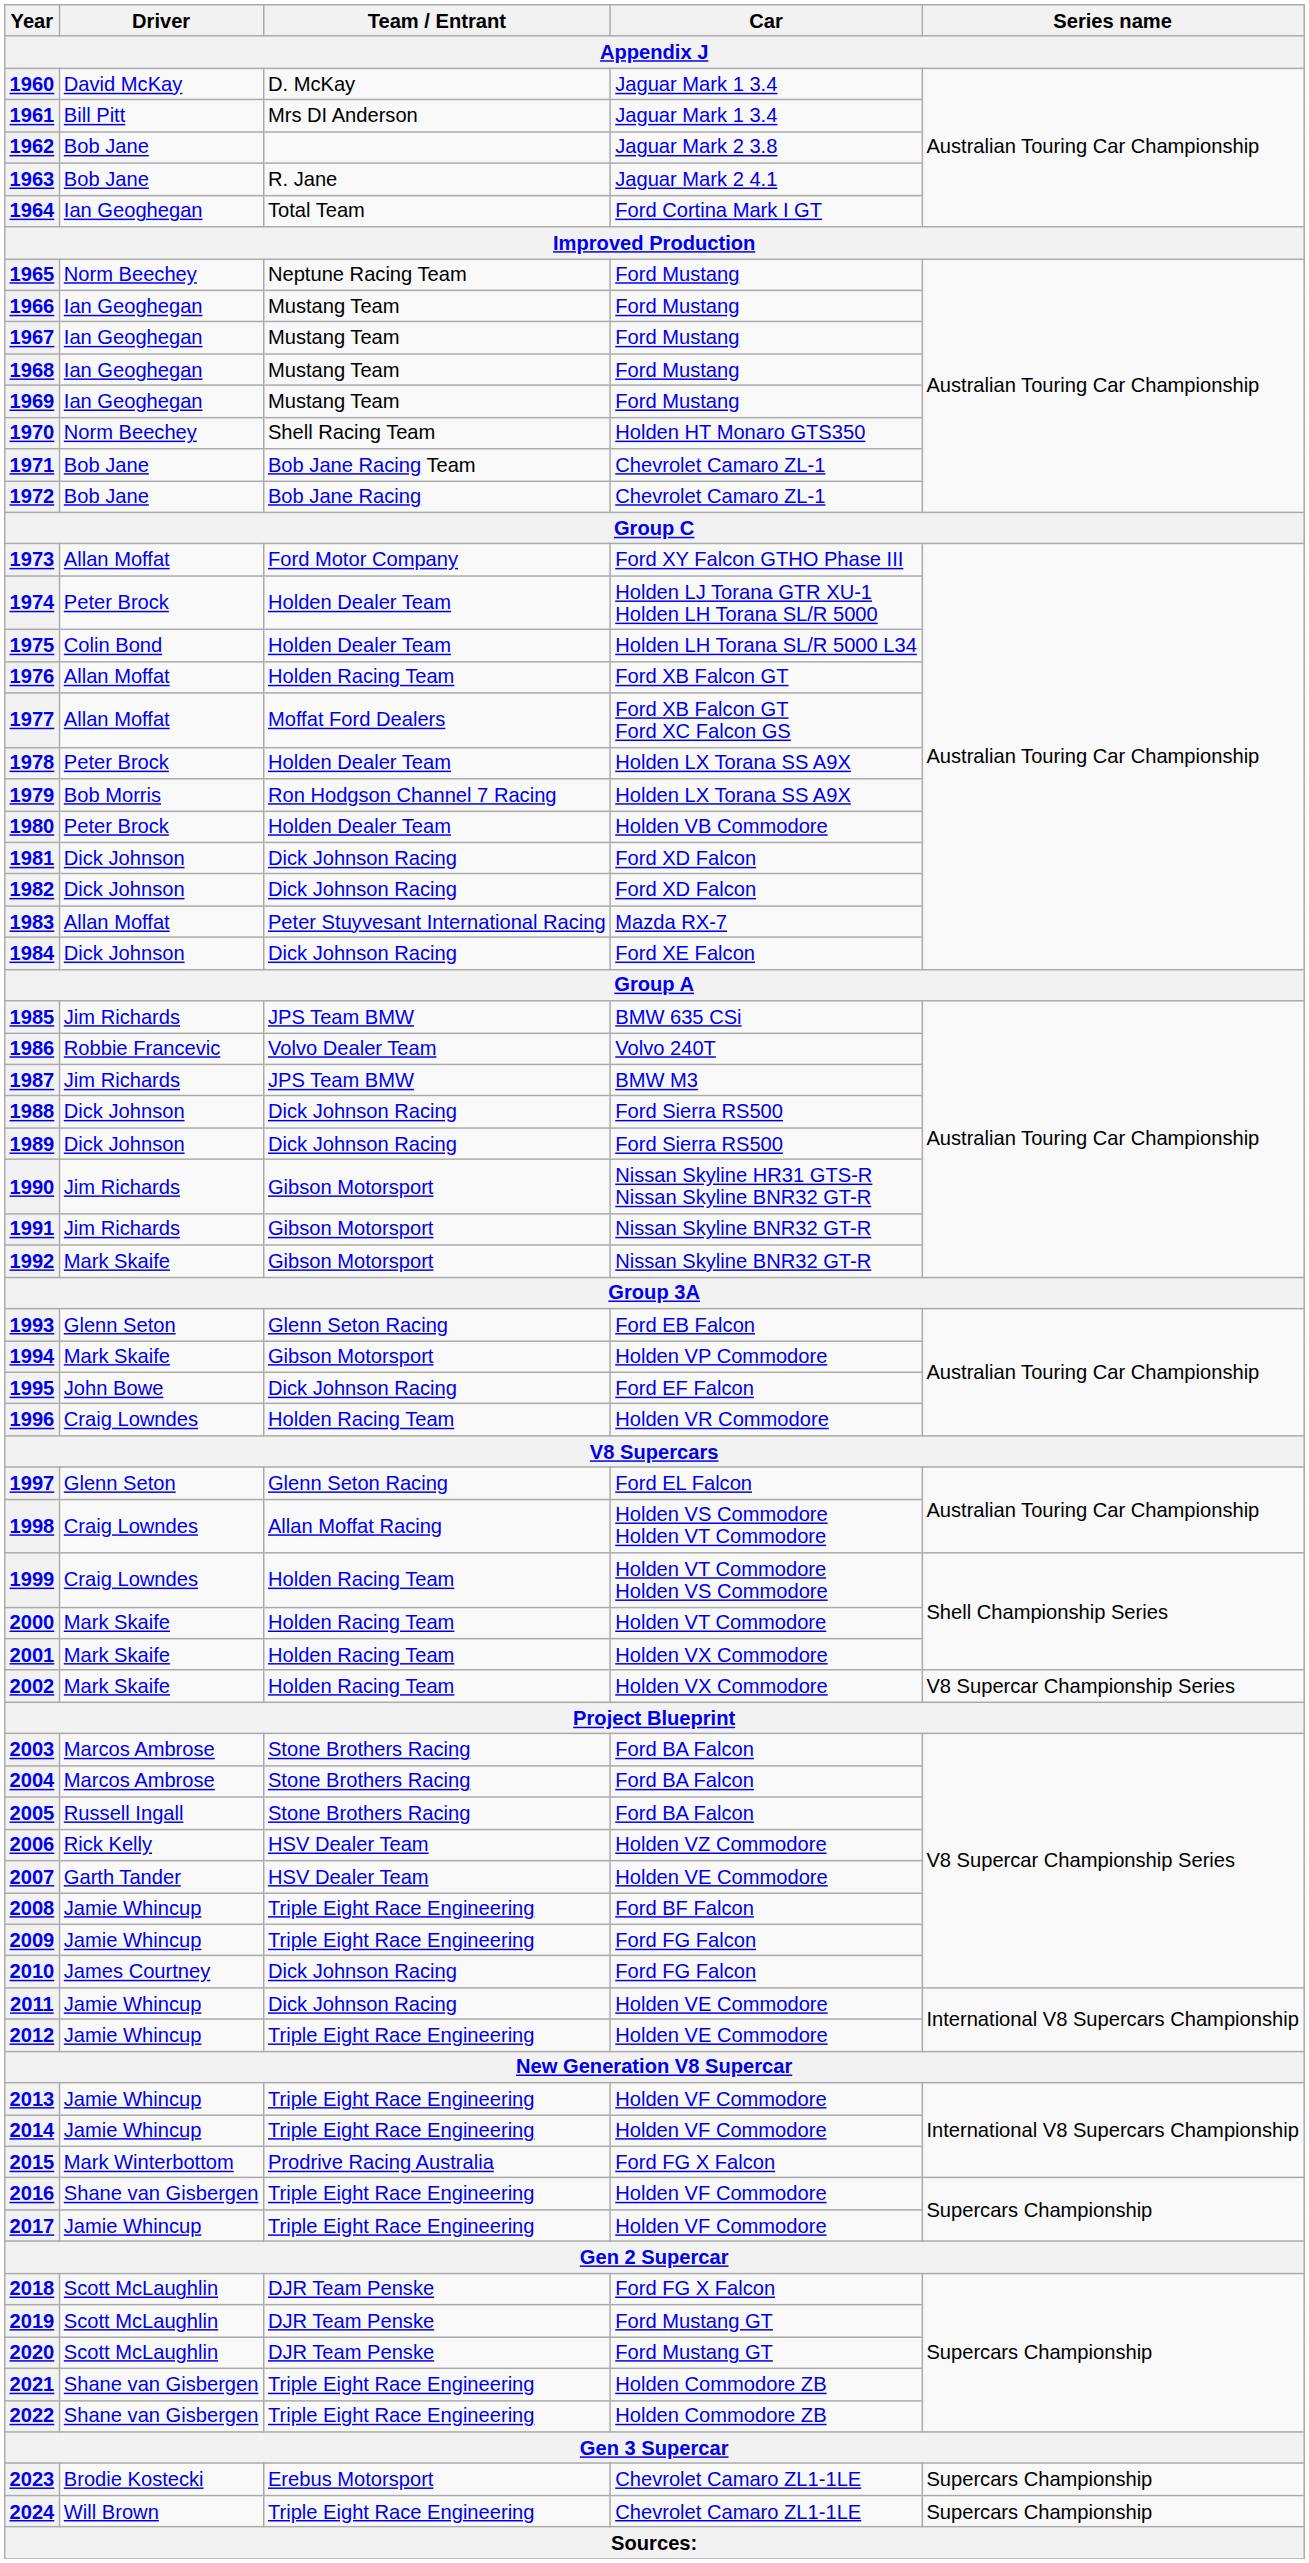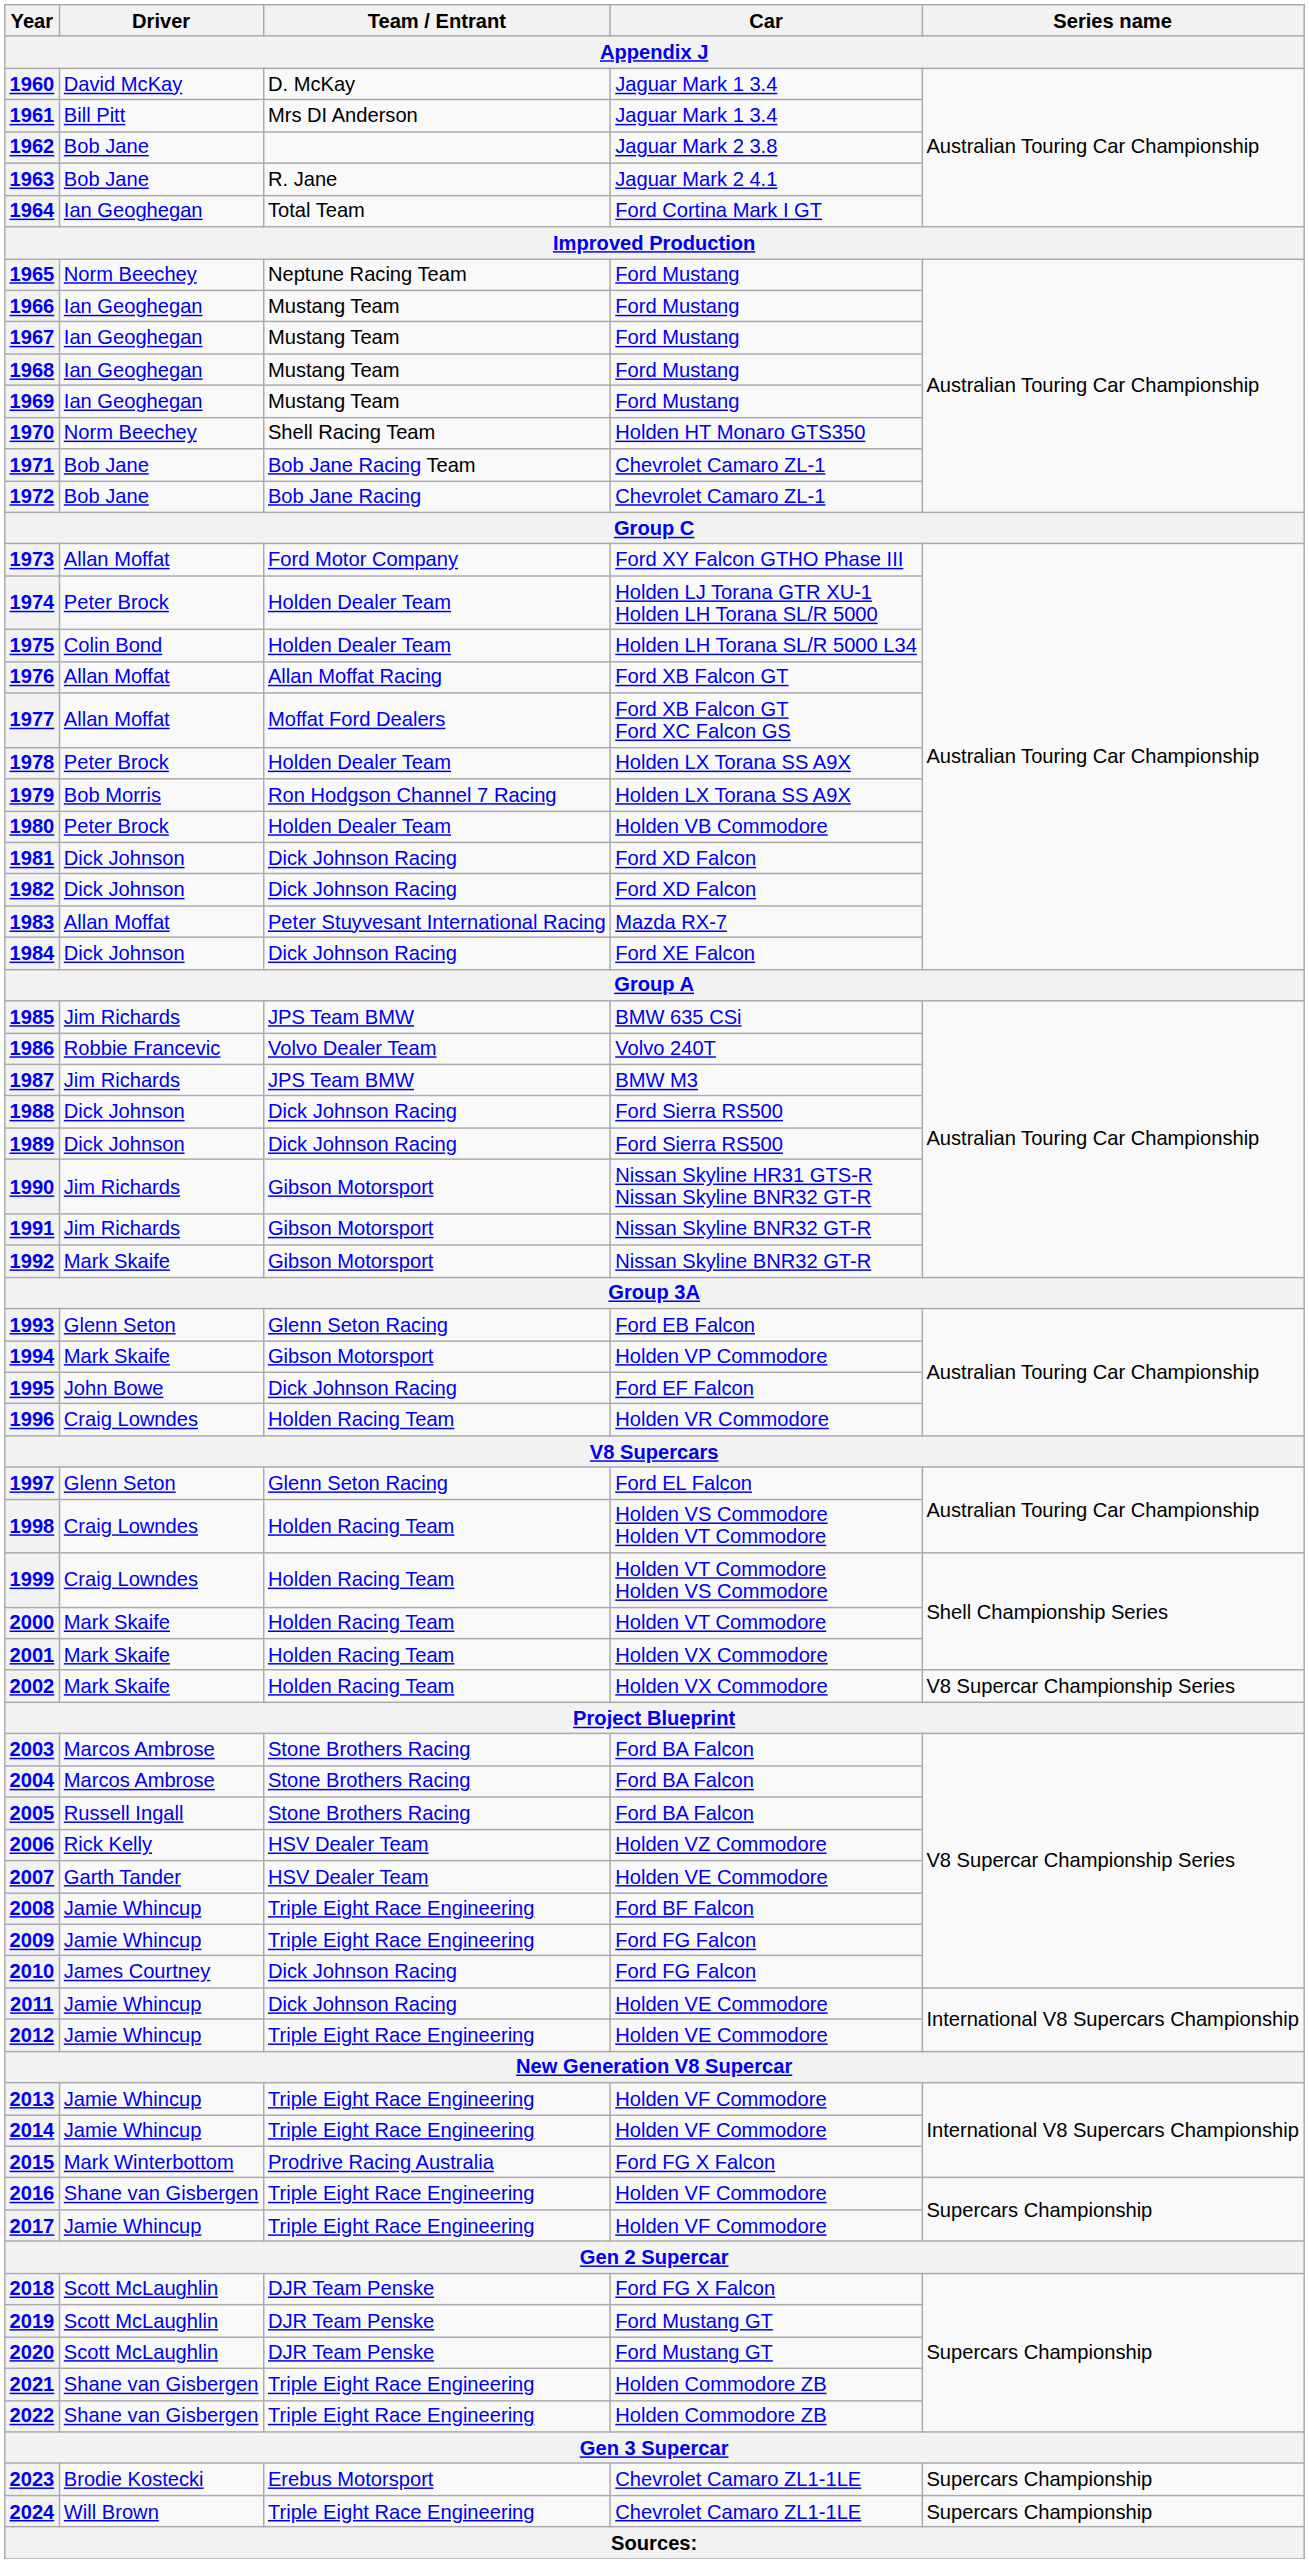(361, 677) Holden Racing Team -> (355, 677) Allan Moffat Racing
(355, 1526) Allan Moffat Racing -> (361, 1526) Holden Racing Team
